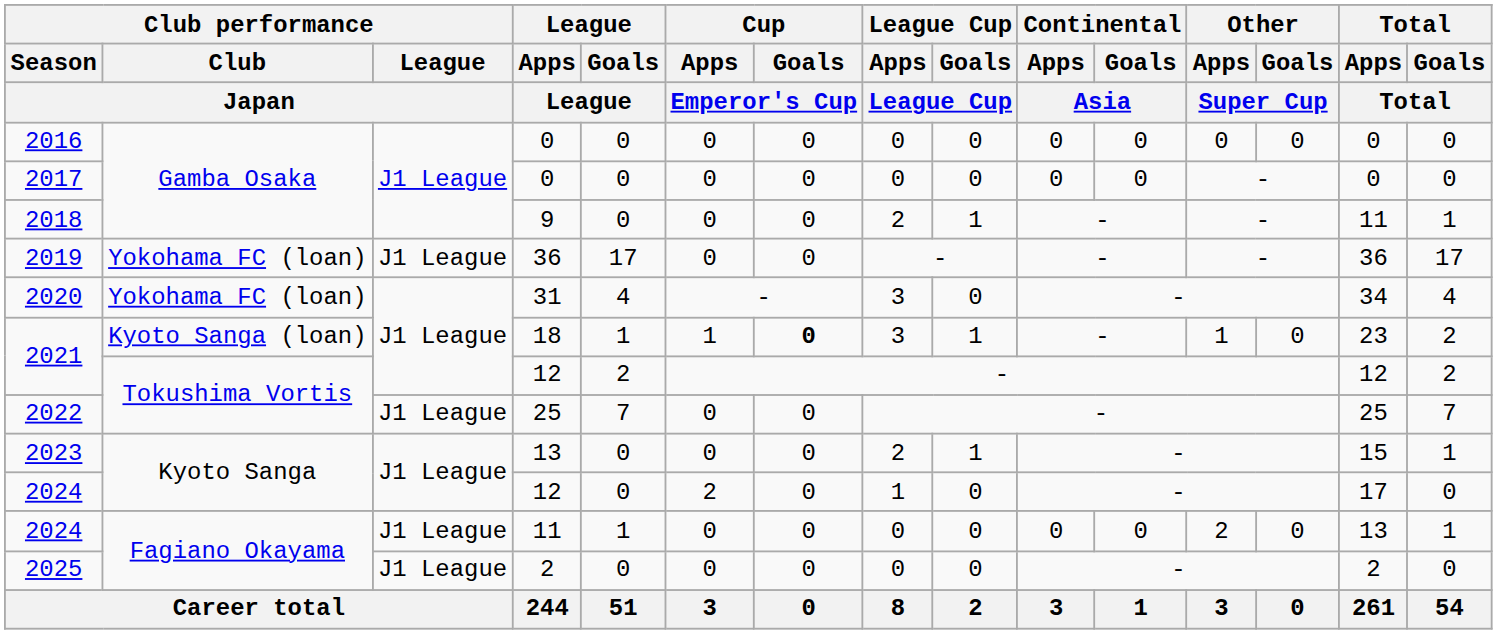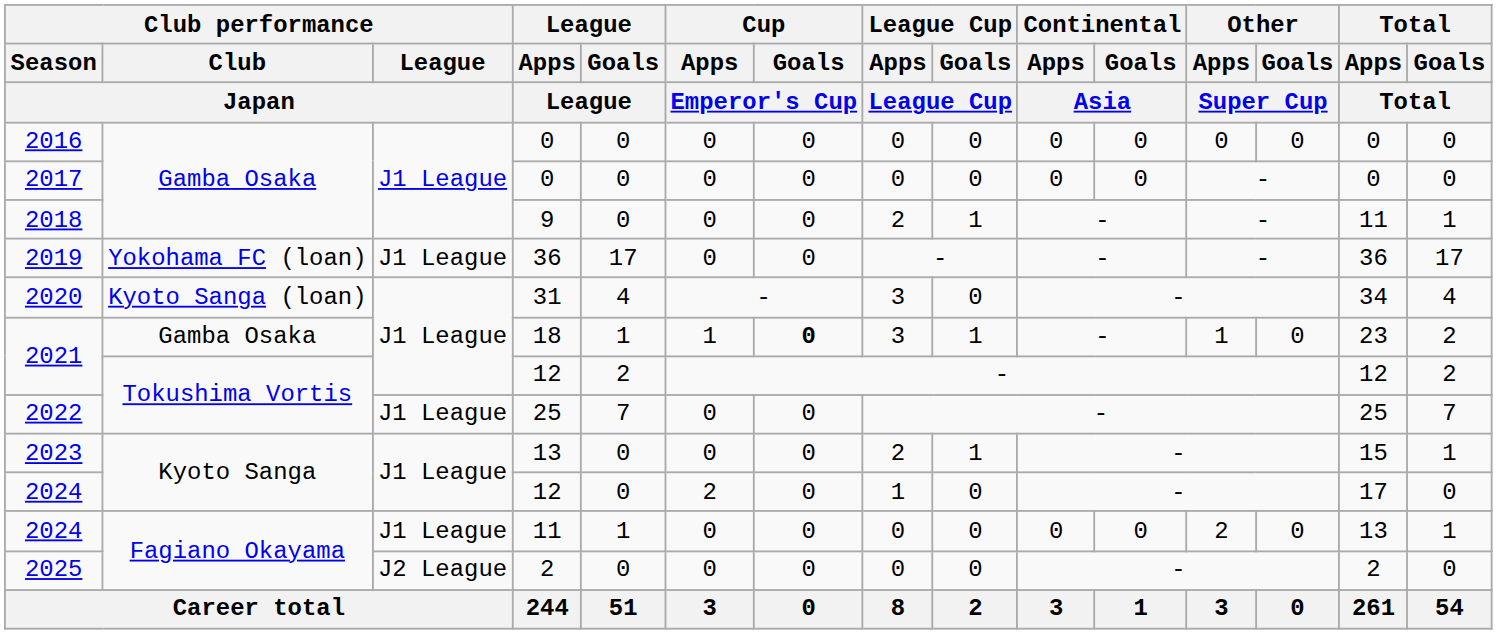(237, 297) Yokohama FC (loan) -> (237, 297) Kyoto Sanga (loan)
(237, 336) Kyoto Sanga (loan) -> (237, 336) Gamba Osaka
(443, 570) J1 League -> (443, 570) J2 League
